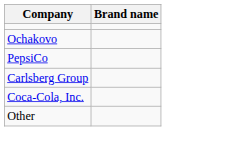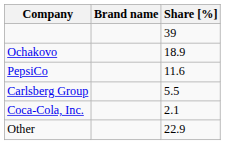+ column: (191, 14)
